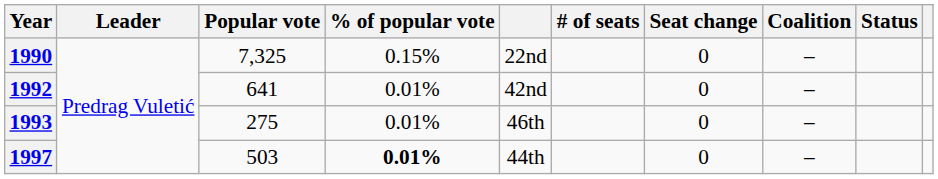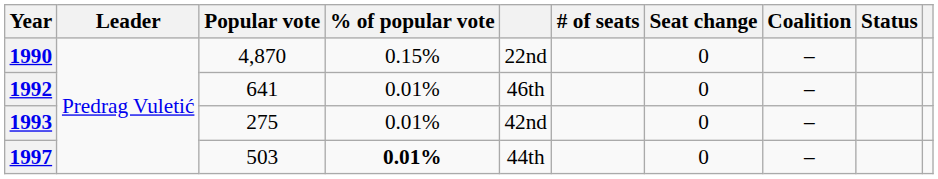(262, 55) 7,325 -> (262, 55) 4,870
(526, 88) 42nd -> (526, 88) 46th
(526, 122) 46th -> (526, 122) 42nd
